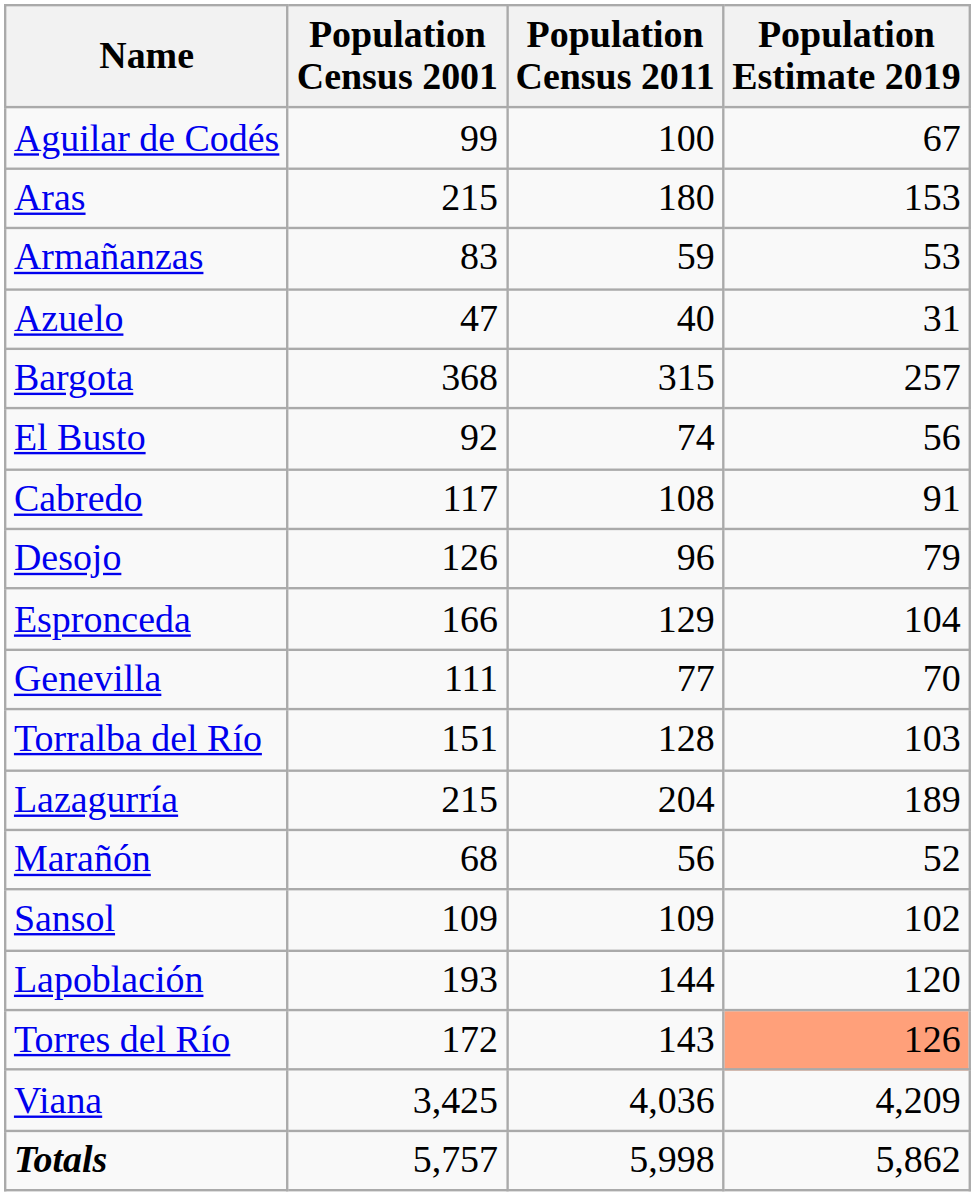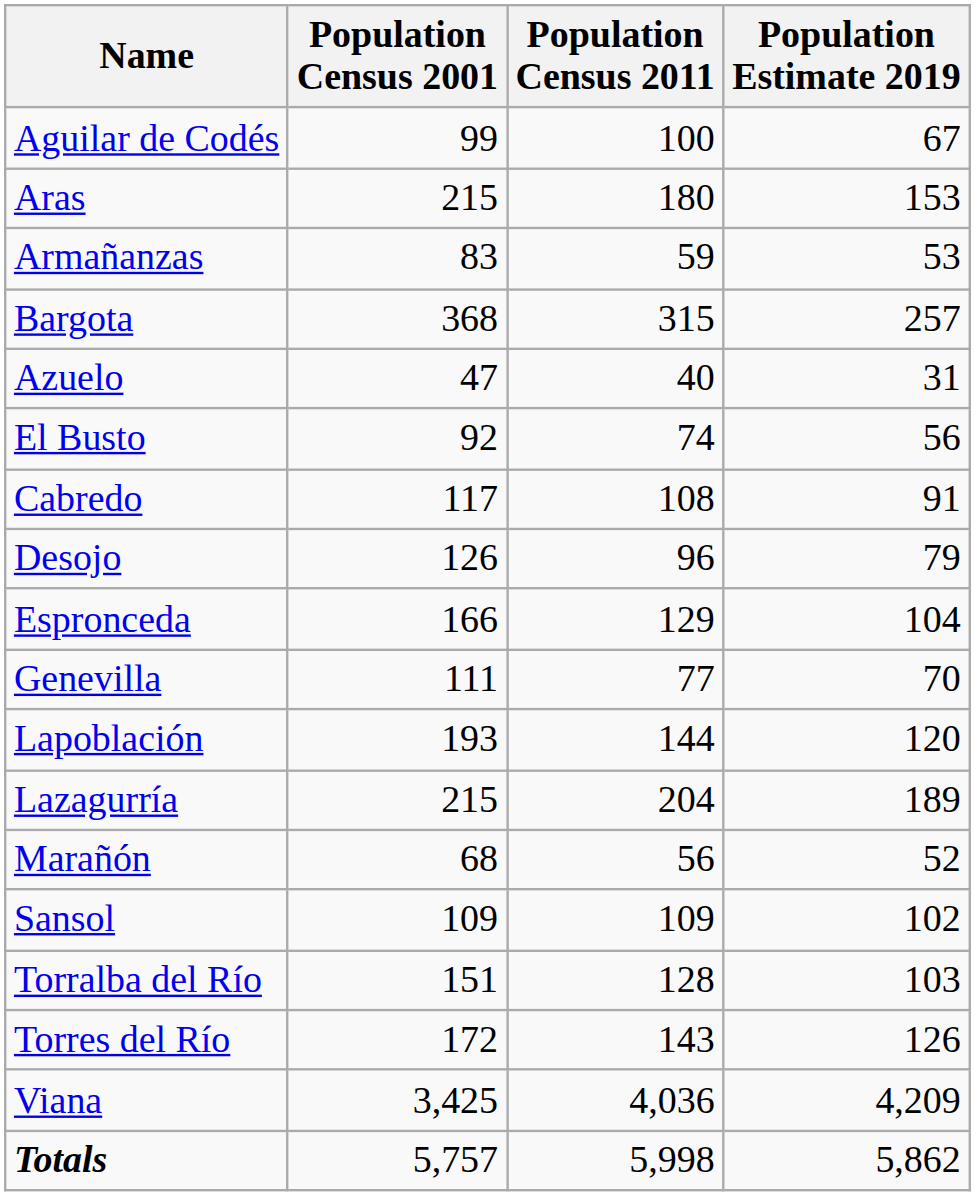rows swapped: (69, 317) <-> (74, 377)
rows swapped: (109, 979) <-> (138, 738)
(932, 1039) lightsalmon background -> (932, 1039) no background
